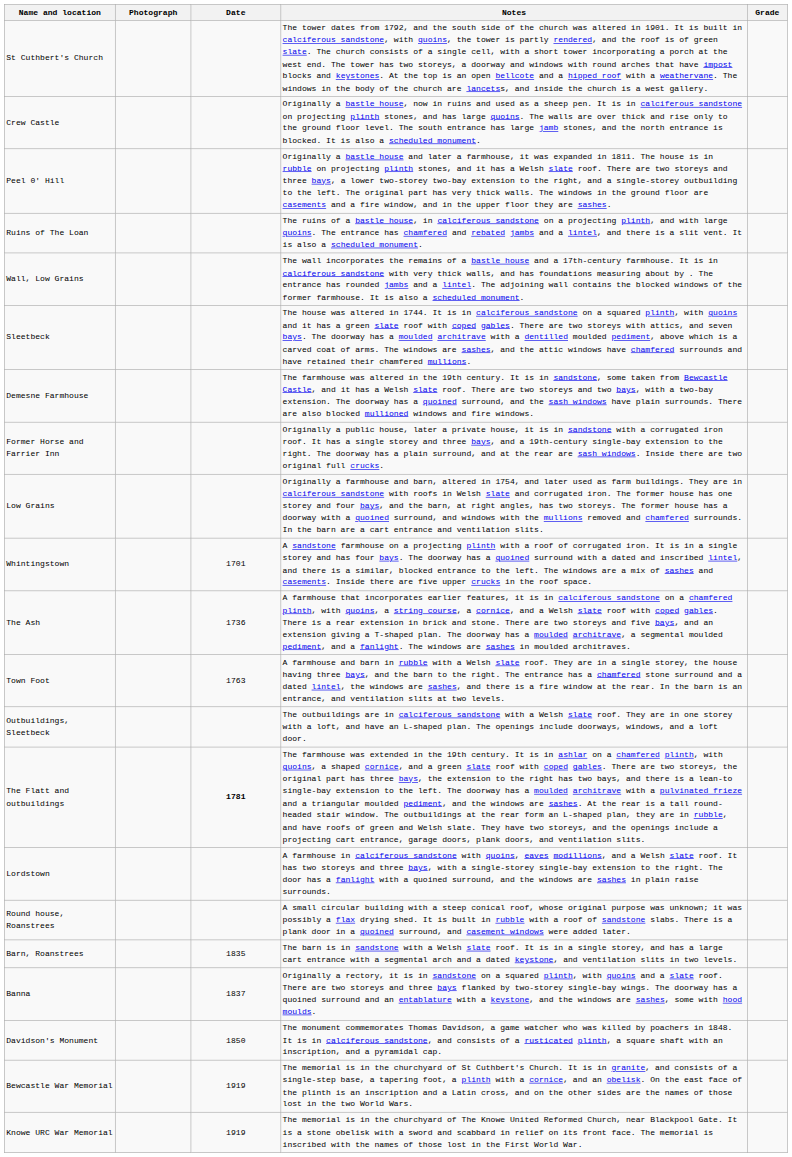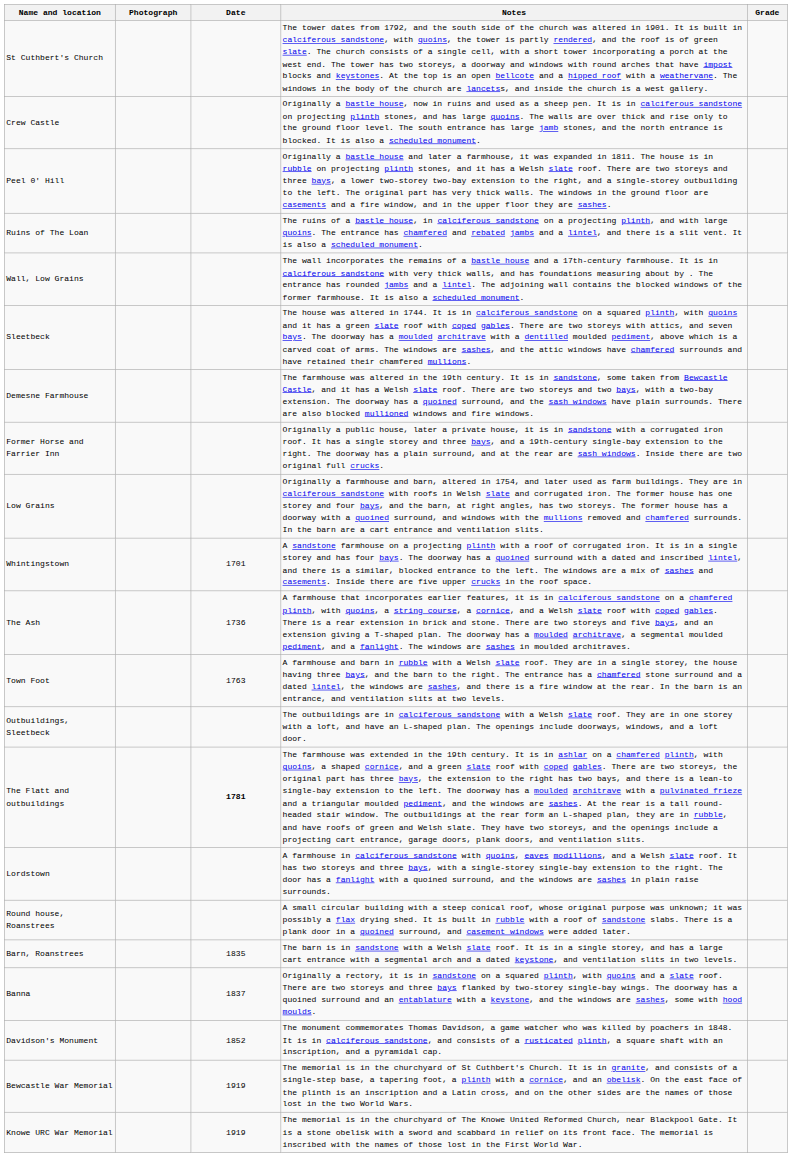(236, 1040) 1850 -> (236, 1040) 1852
